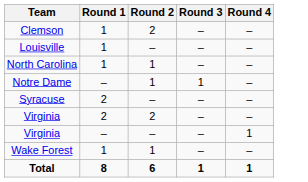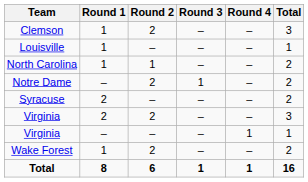+ column: (289, 13)
(152, 82) 1 -> (152, 82) 2
(152, 151) 1 -> (152, 151) 2
